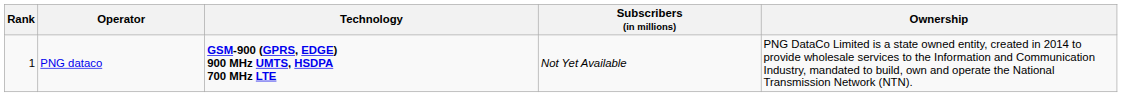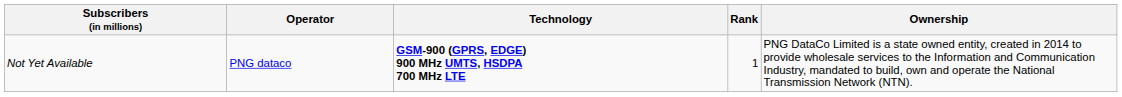columns swapped: (21, 19) <-> (650, 19)
